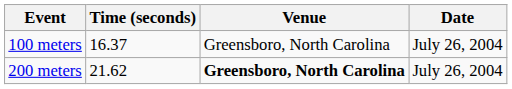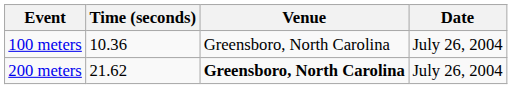(108, 44) 16.37 -> (108, 44) 10.36
